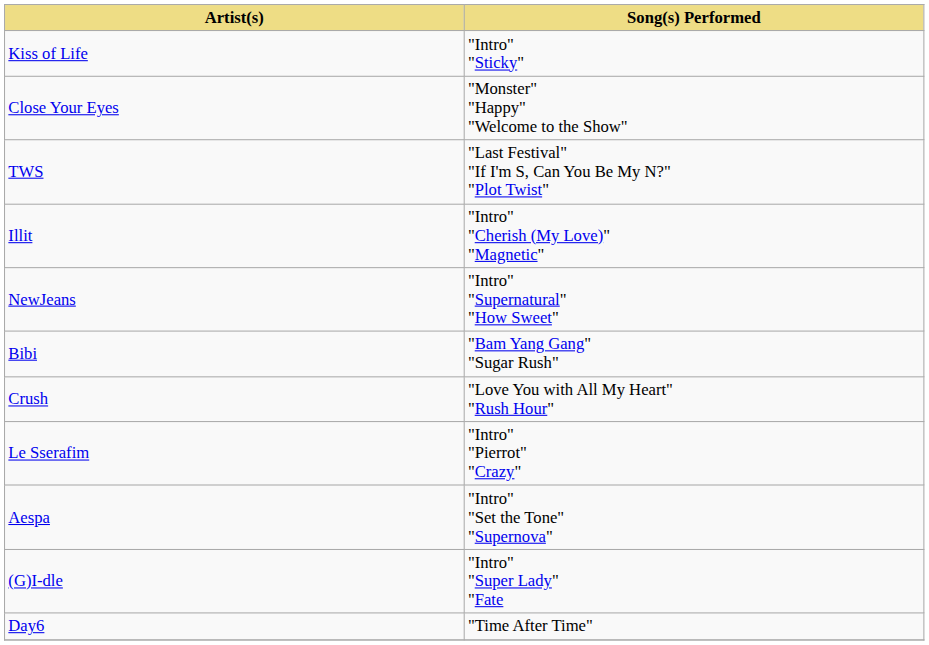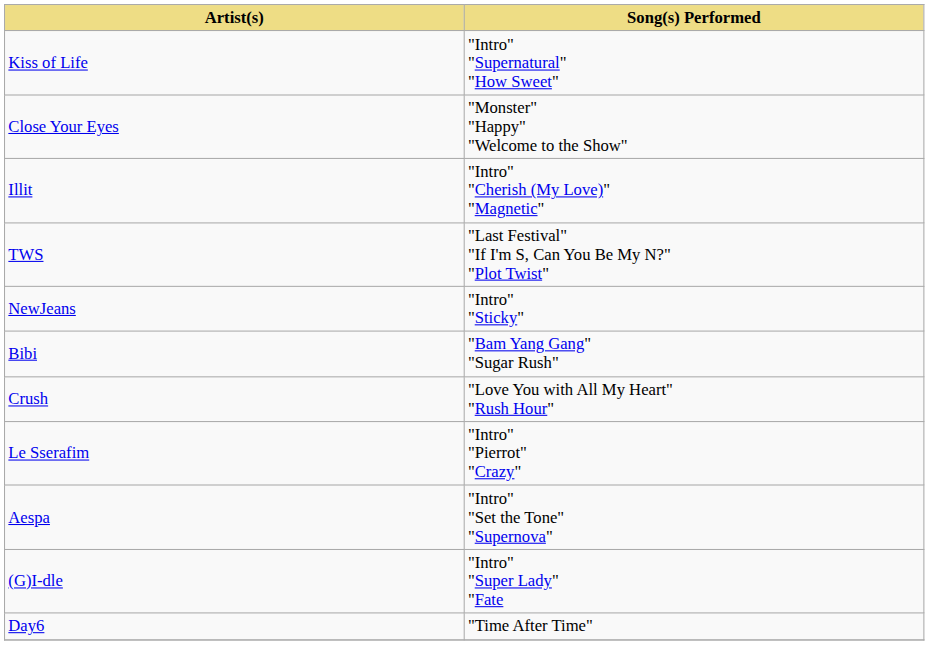(496, 53) "Intro" "Sticky" -> (517, 62) "Intro" "Supernatural" "How Sweet"
rows swapped: (20, 235) <-> (26, 171)
(517, 299) "Intro" "Supernatural" "How Sweet" -> (496, 308) "Intro" "Sticky"
